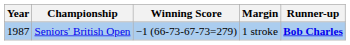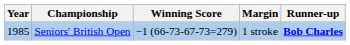(18, 31) 1987 -> (18, 31) 1985
